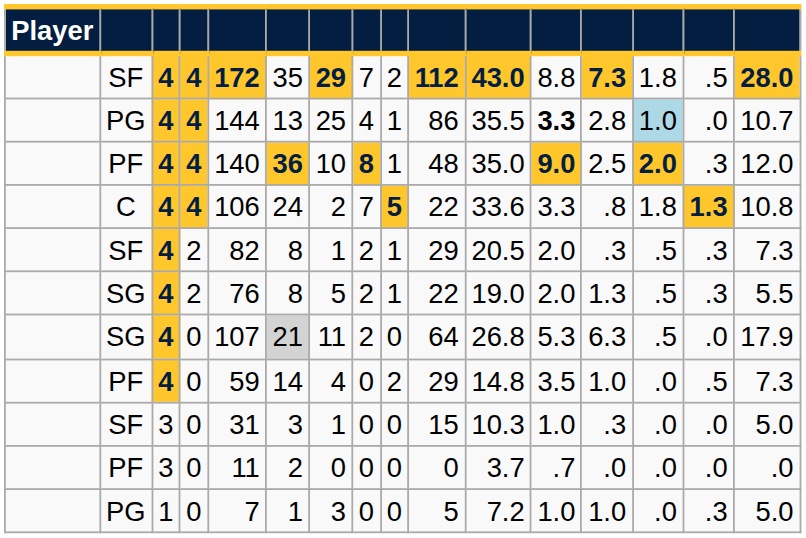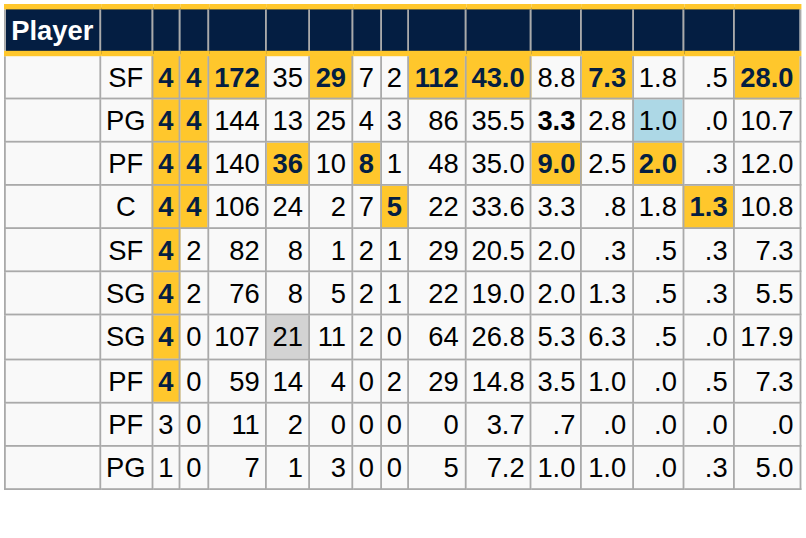(394, 121) 1 -> (394, 121) 3
- row: (126, 424)
